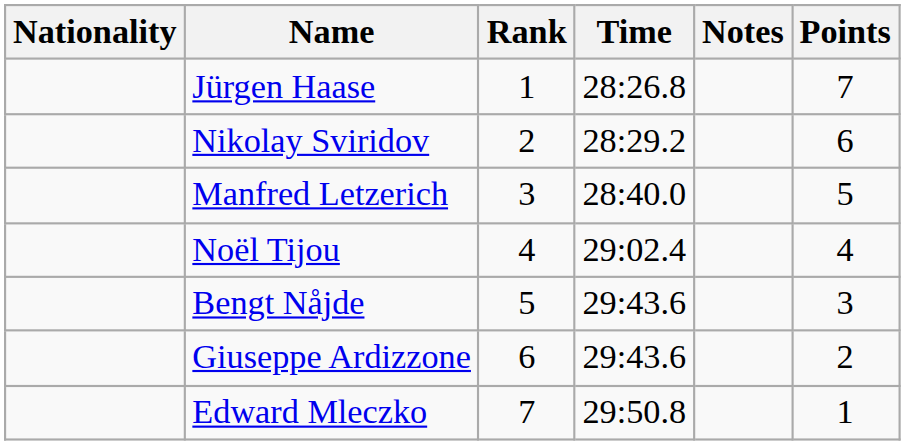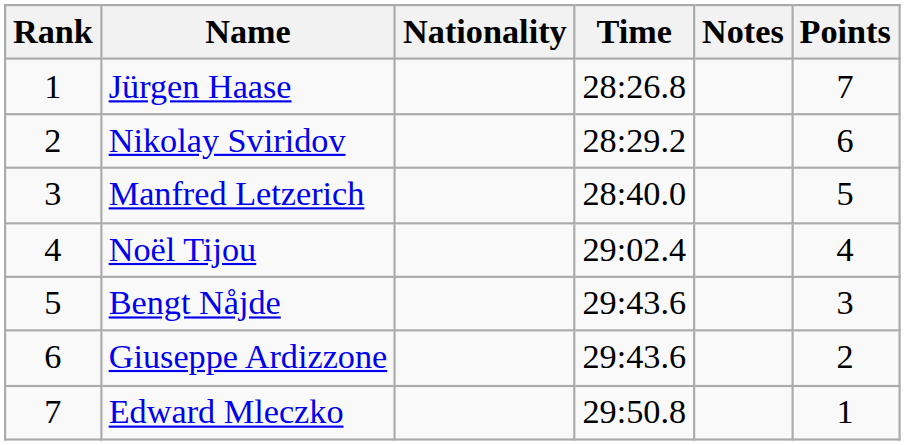columns swapped: (527, 31) <-> (95, 31)
